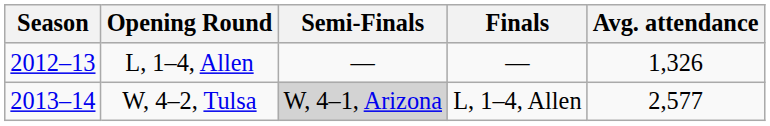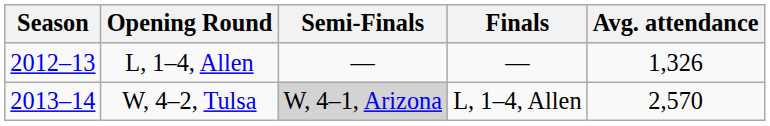(676, 100) 2,577 -> (676, 100) 2,570
